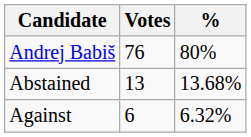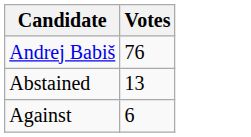- column: (211, 20)
